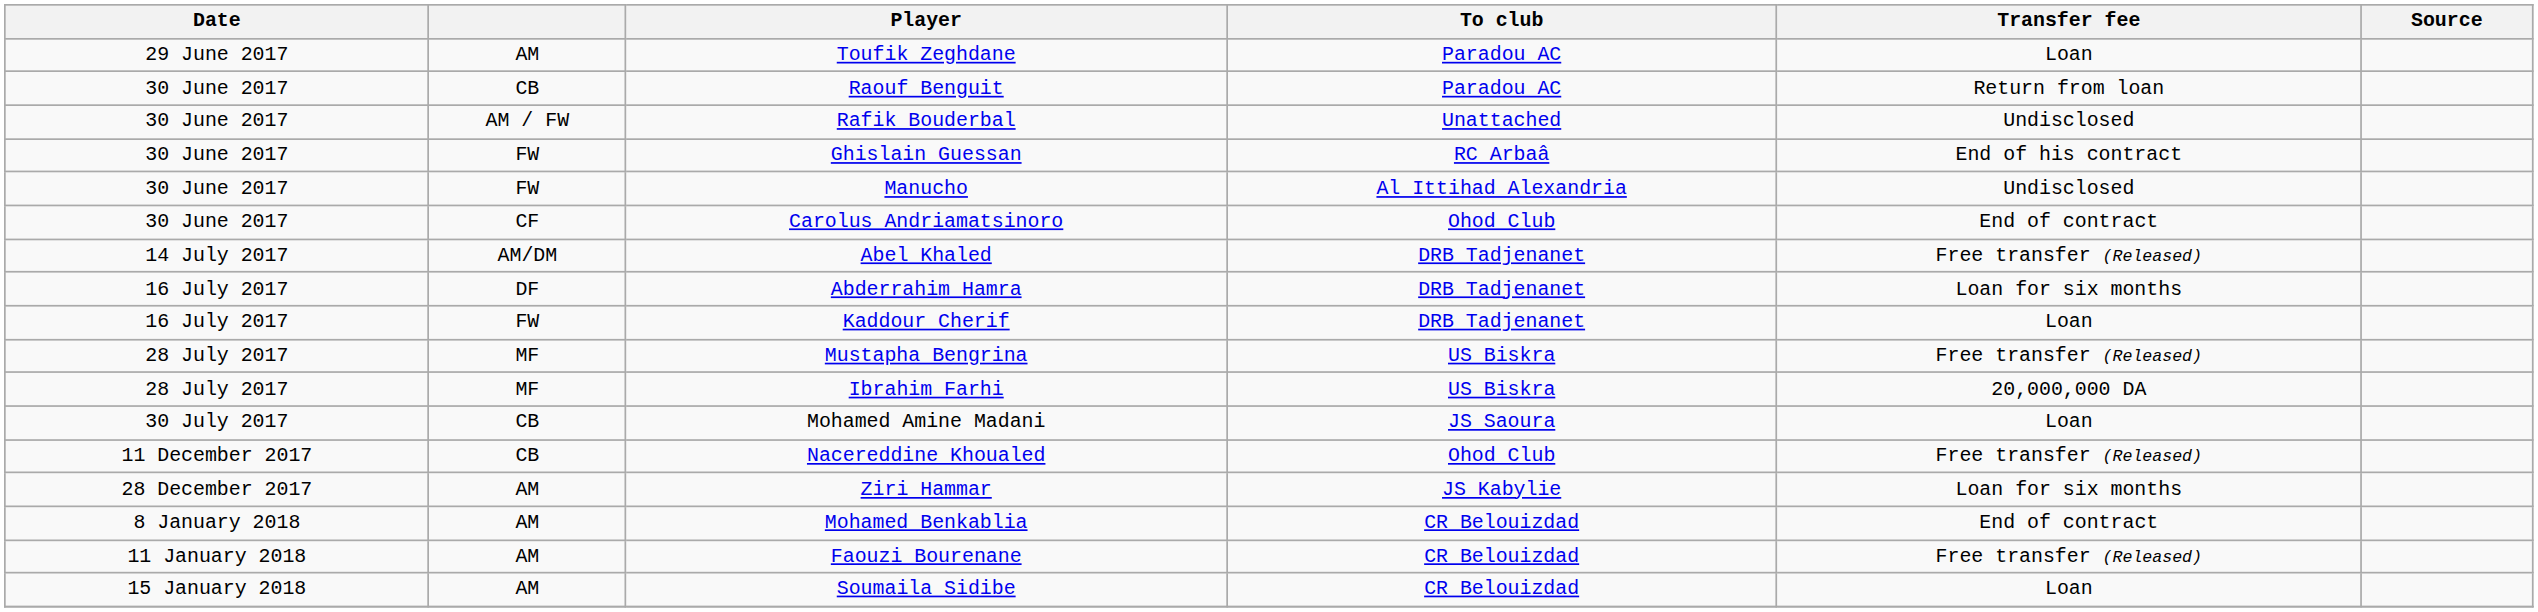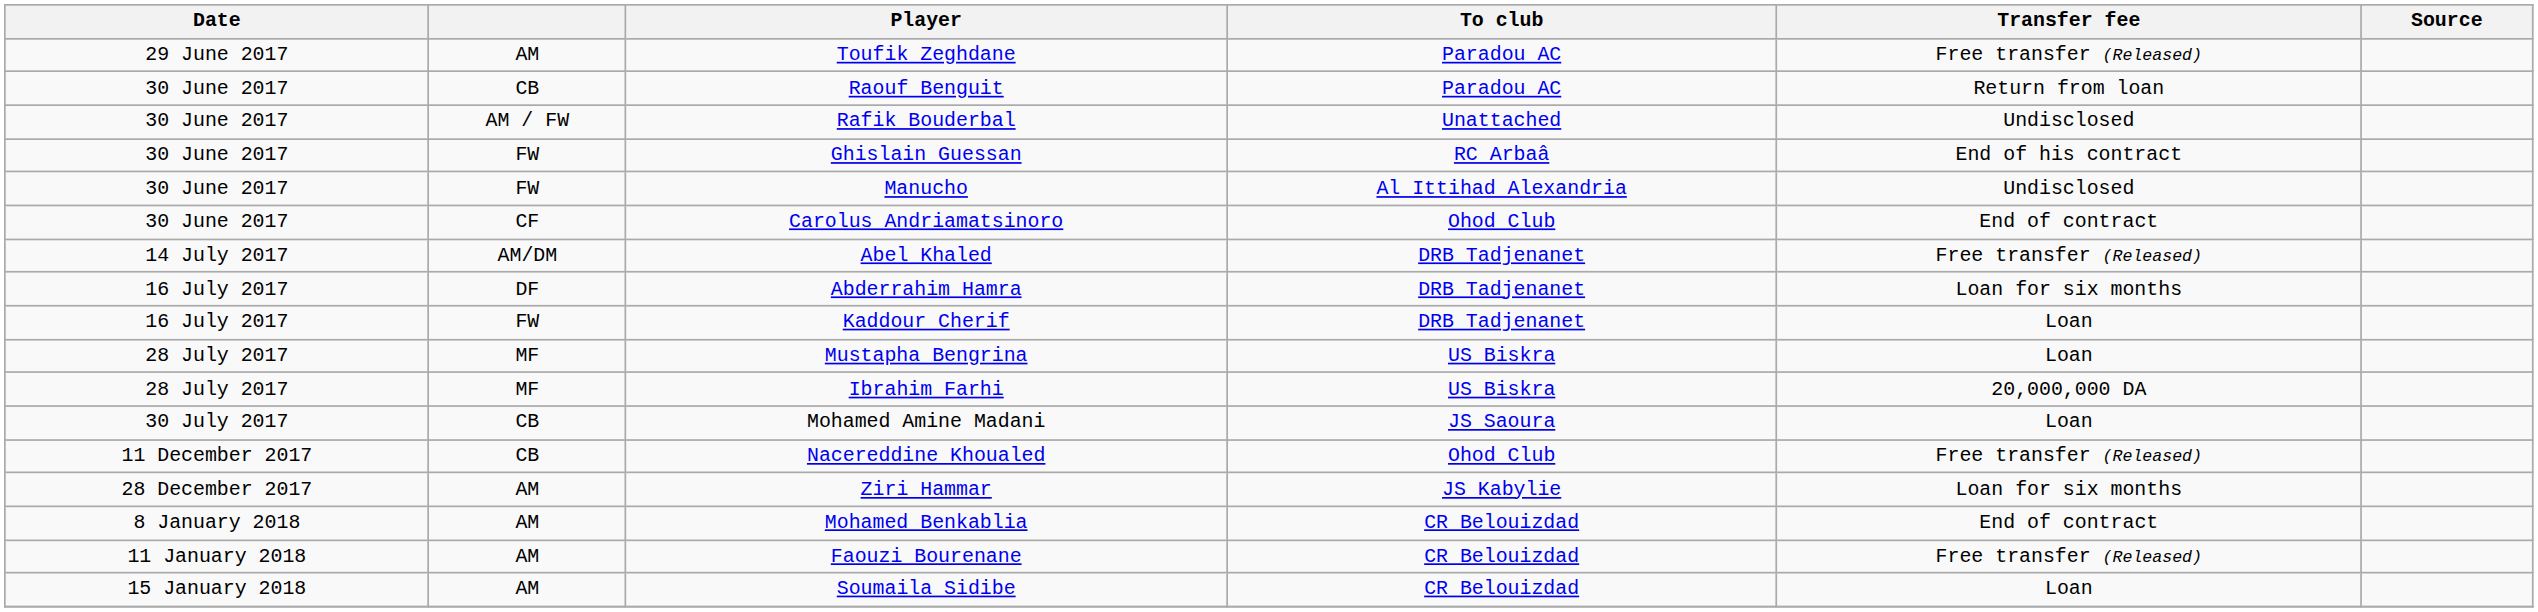(2069, 55) Loan -> (2069, 55) Free transfer (Released)
(2069, 355) Free transfer (Released) -> (2069, 355) Loan
